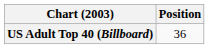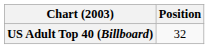(180, 33) 36 -> (180, 33) 32
